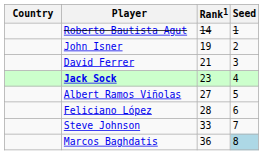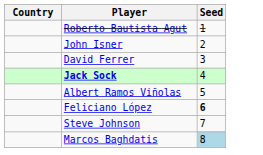- column: (214, 14)
(236, 110) normal -> (203, 108) bold
